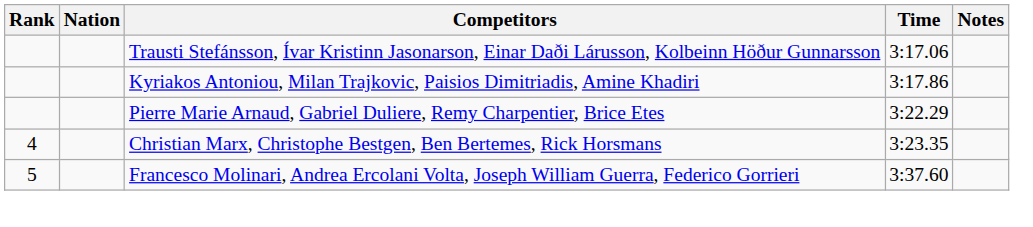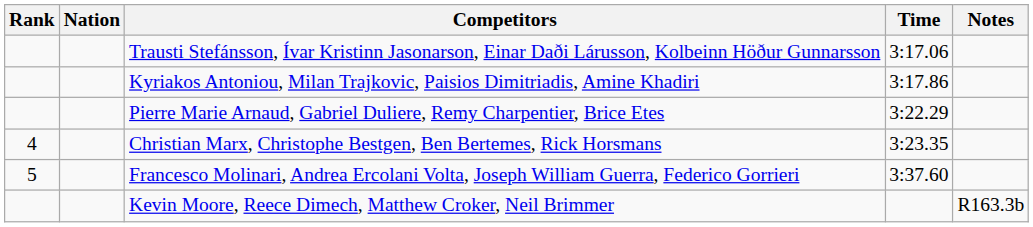+ row: (372, 205)
